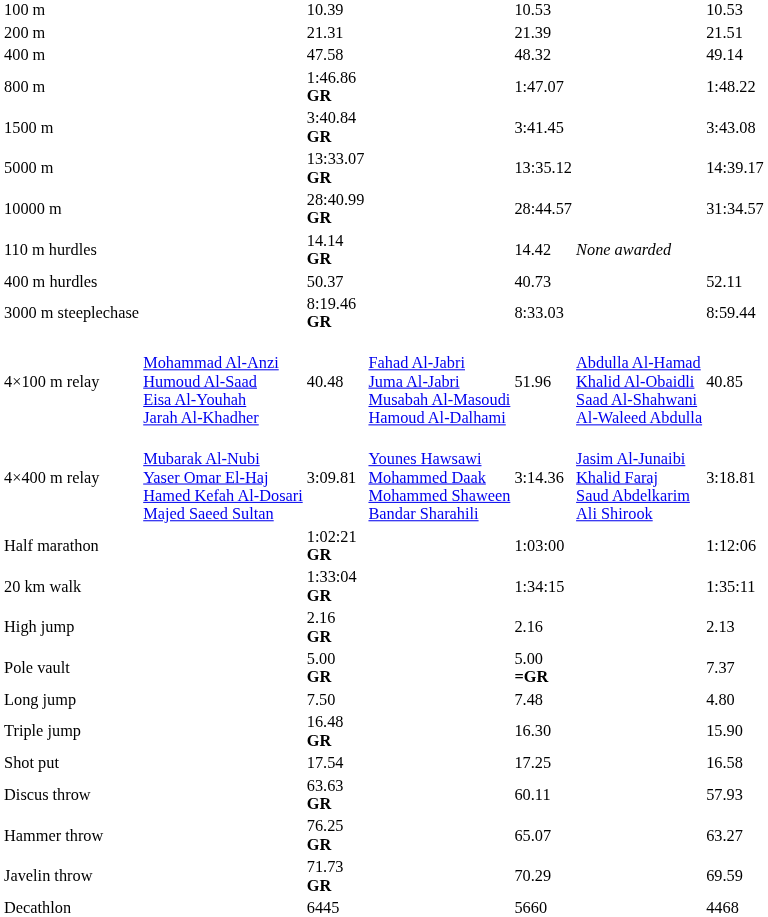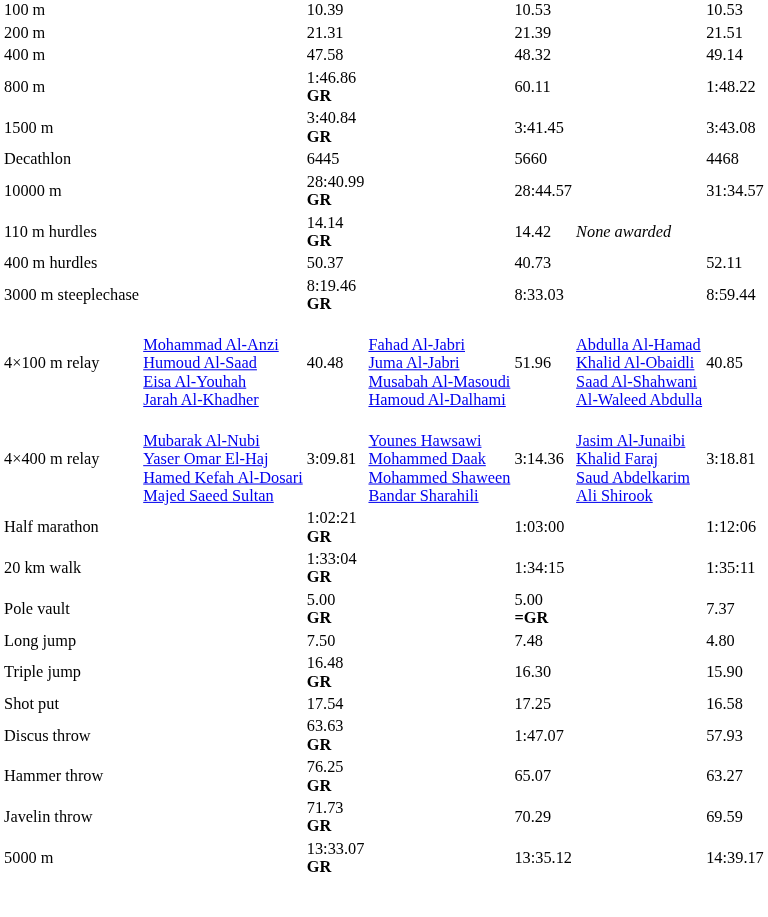(539, 86) 1:47.07 -> (532, 86) 60.11
rows swapped: (29, 168) <-> (38, 907)
- row: (39, 627)
(532, 794) 60.11 -> (539, 735) 1:47.07
